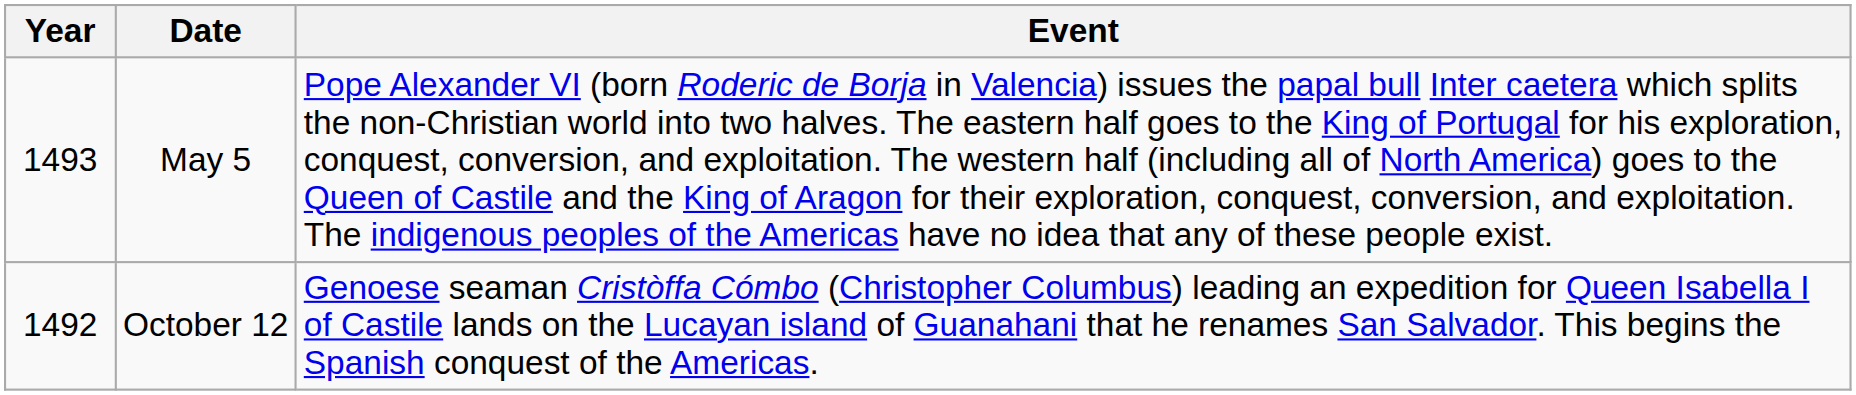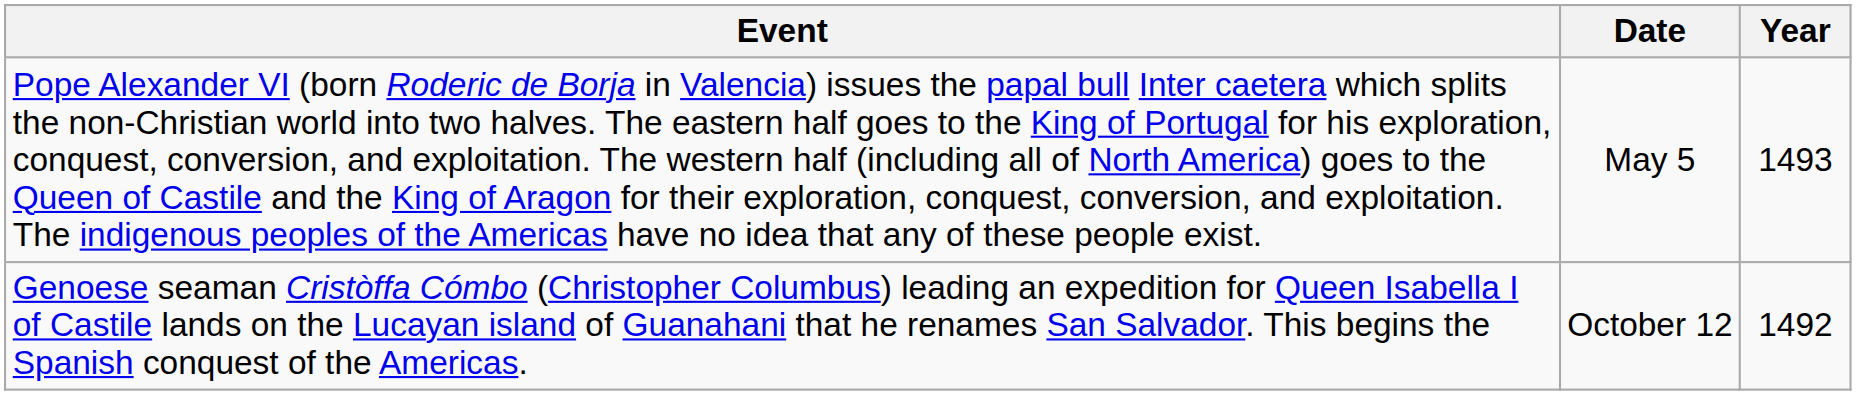columns swapped: (60, 31) <-> (1073, 31)
